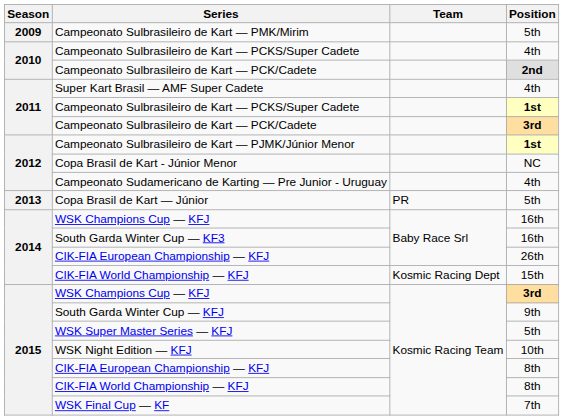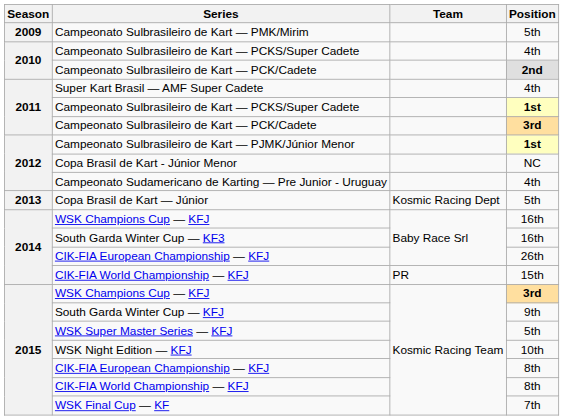(401, 200) PR -> (446, 200) Kosmic Racing Dept
(446, 274) Kosmic Racing Dept -> (401, 274) PR
